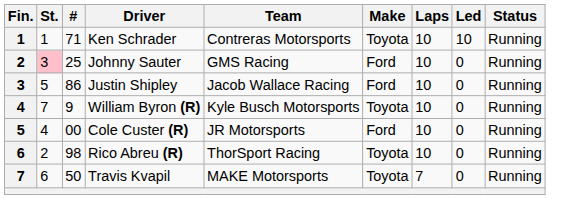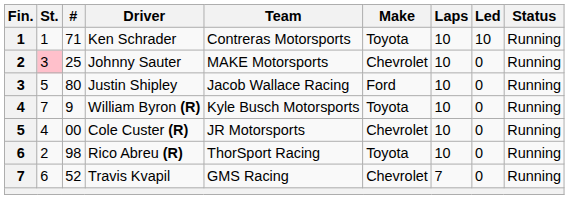(248, 62) GMS Racing -> (268, 62) MAKE Motorsports
(381, 62) Ford -> (397, 62) Chevrolet
(73, 85) 86 -> (73, 85) 80
(381, 130) Ford -> (397, 130) Chevrolet
(73, 176) 50 -> (73, 176) 52
(268, 176) MAKE Motorsports -> (248, 176) GMS Racing
(387, 176) Toyota -> (397, 176) Chevrolet
